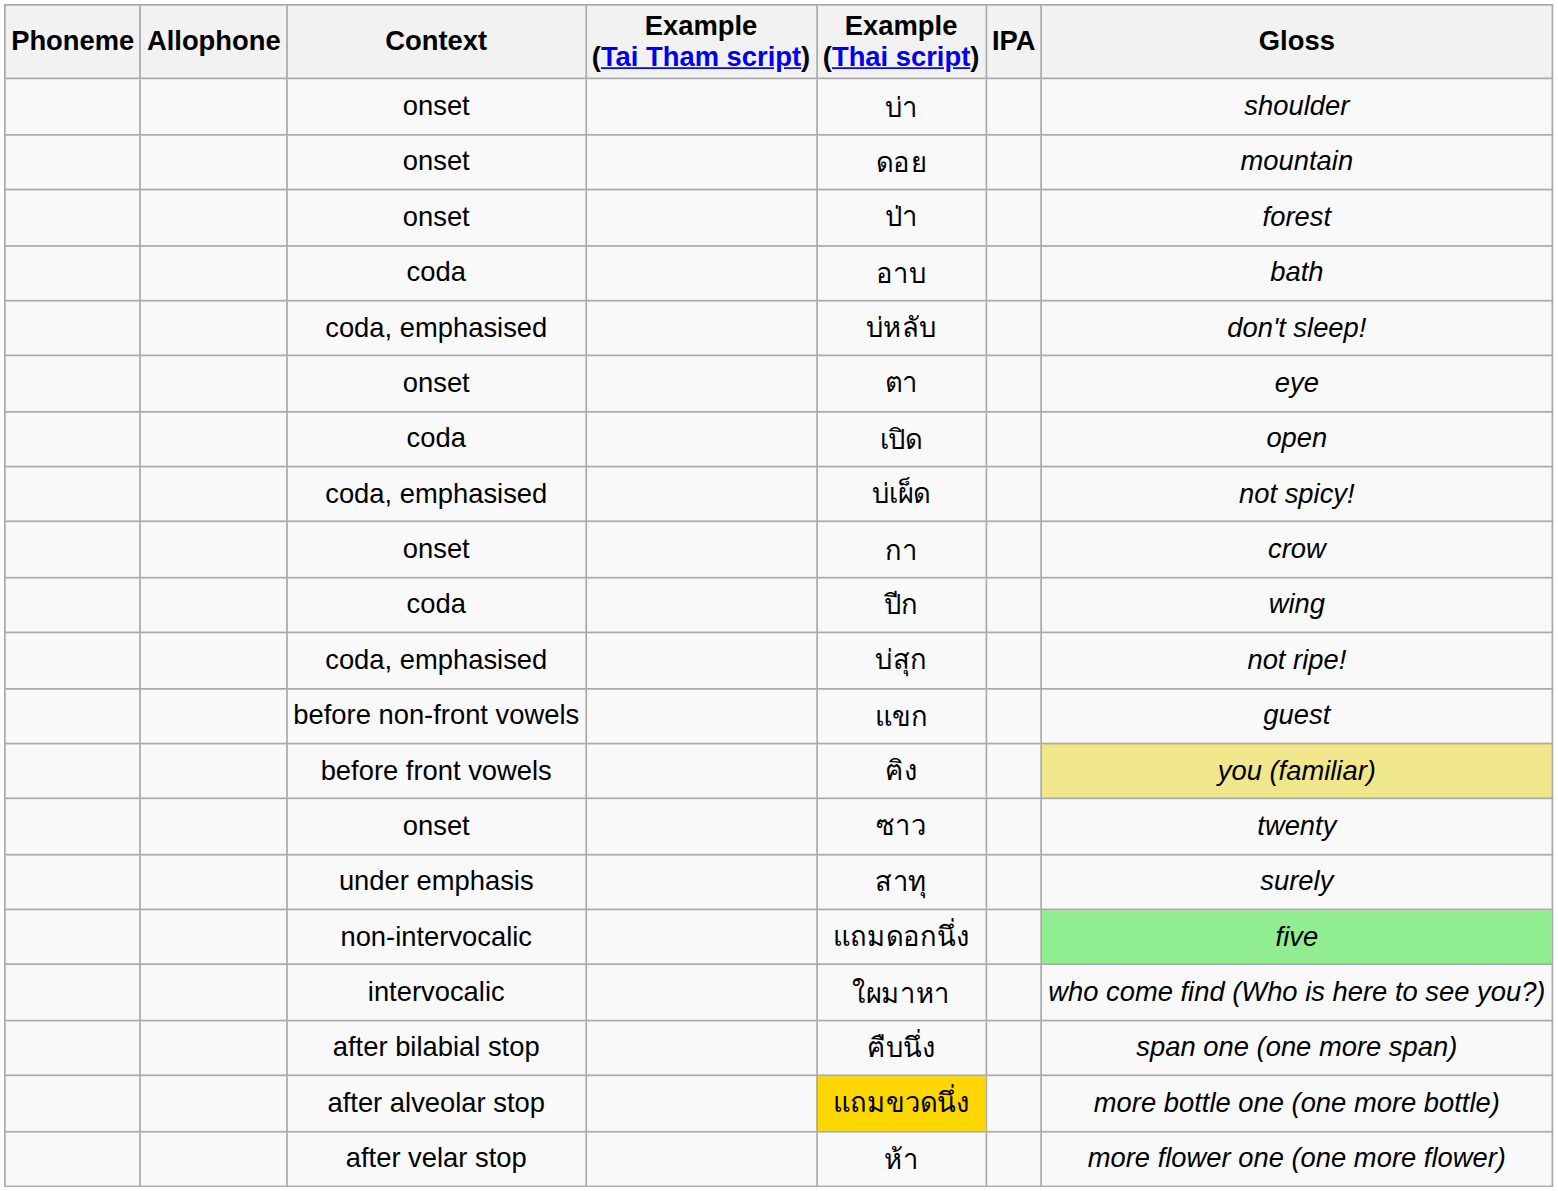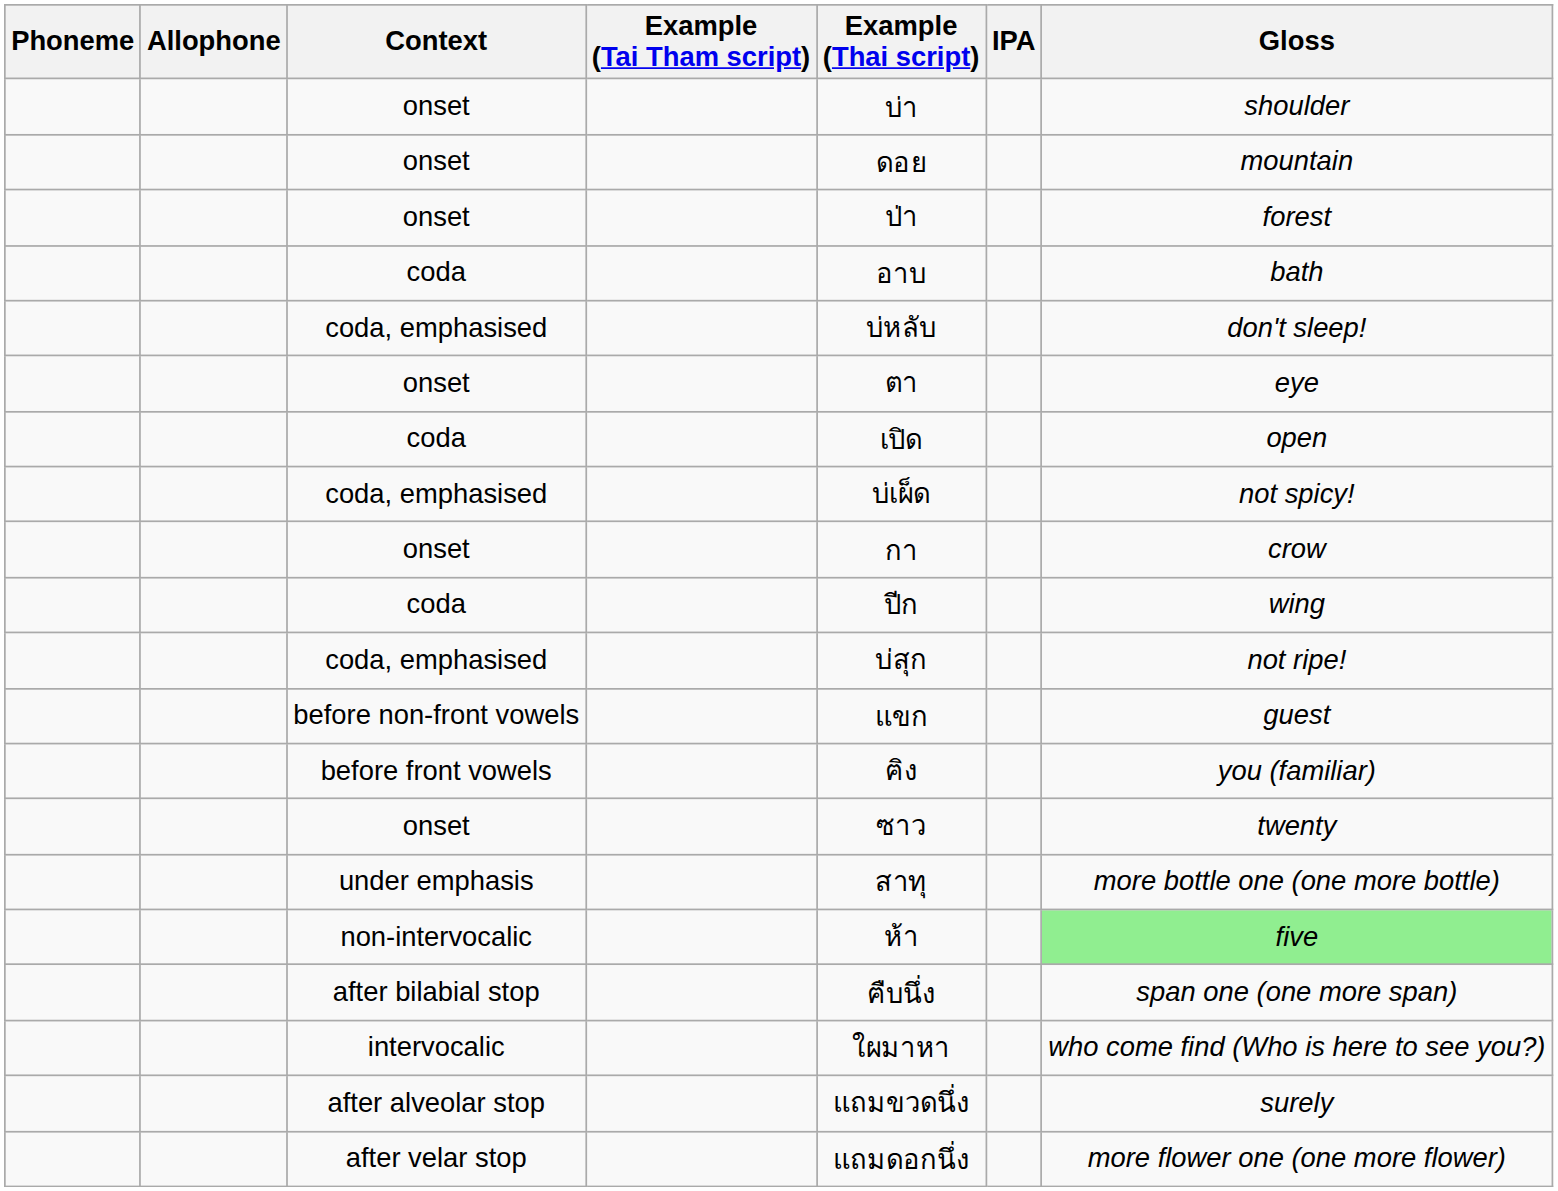(1297, 770) khaki background -> (1297, 770) no background
(1297, 881) surely -> (1297, 881) more bottle one (one more bottle)
(901, 937) แถมดอกนึ่ง -> (901, 937) ห้า
rows swapped: (73, 992) <-> (73, 1048)
(901, 1103) gold background -> (901, 1103) no background
(1297, 1102) more bottle one (one more bottle) -> (1297, 1102) surely
(901, 1159) ห้า -> (901, 1159) แถมดอกนึ่ง
